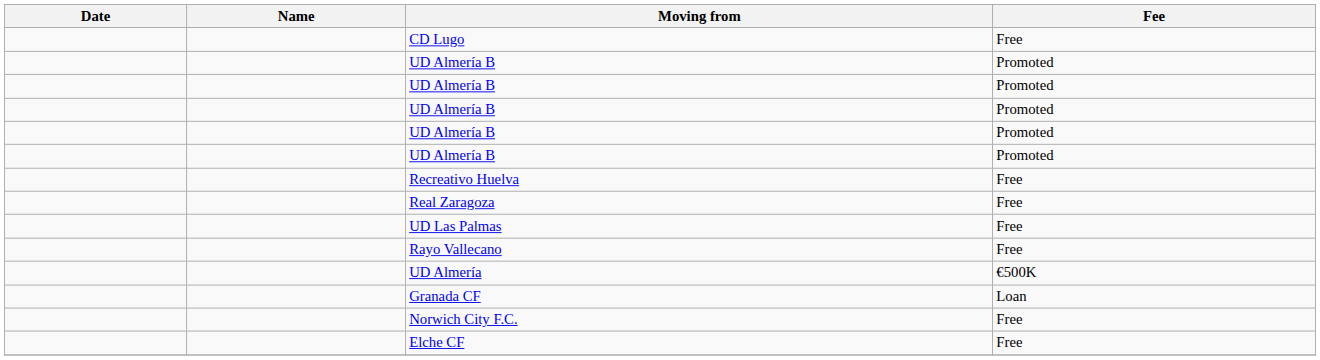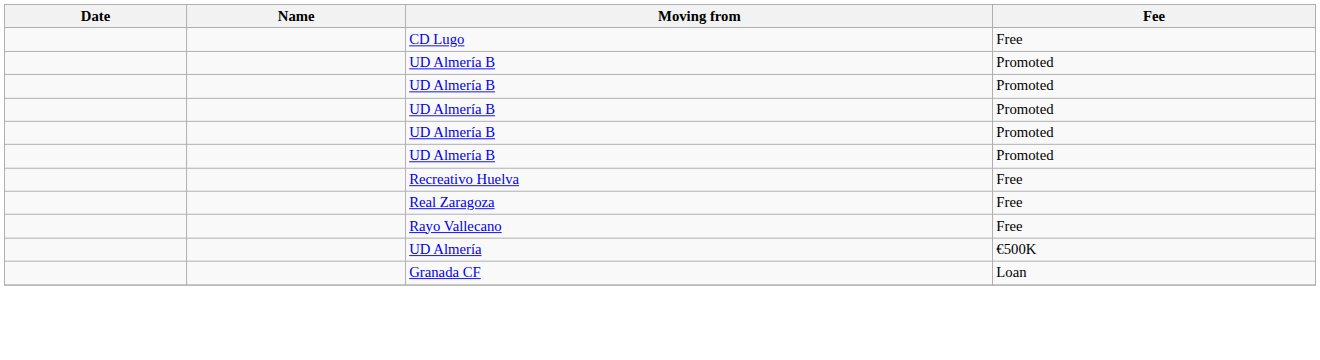- row: (455, 226)
- row: (463, 319)
- row: (437, 343)
